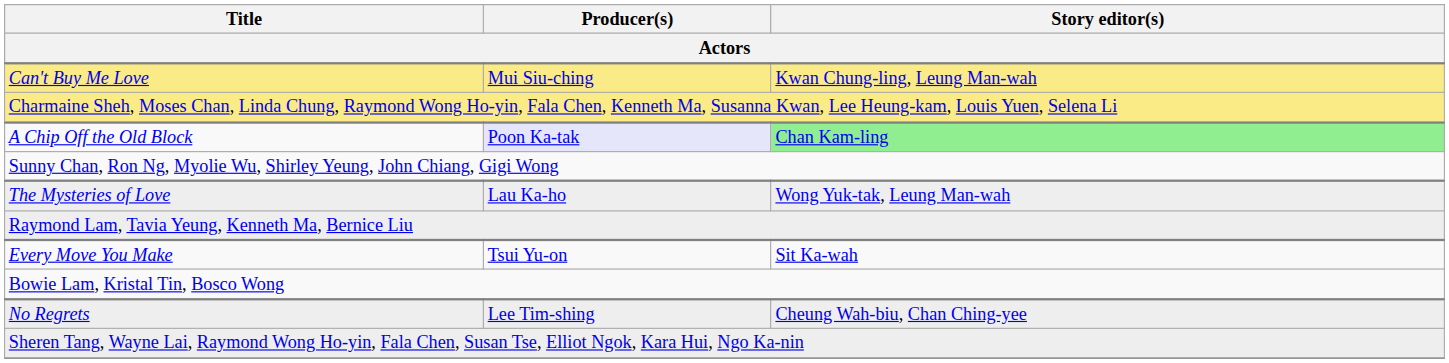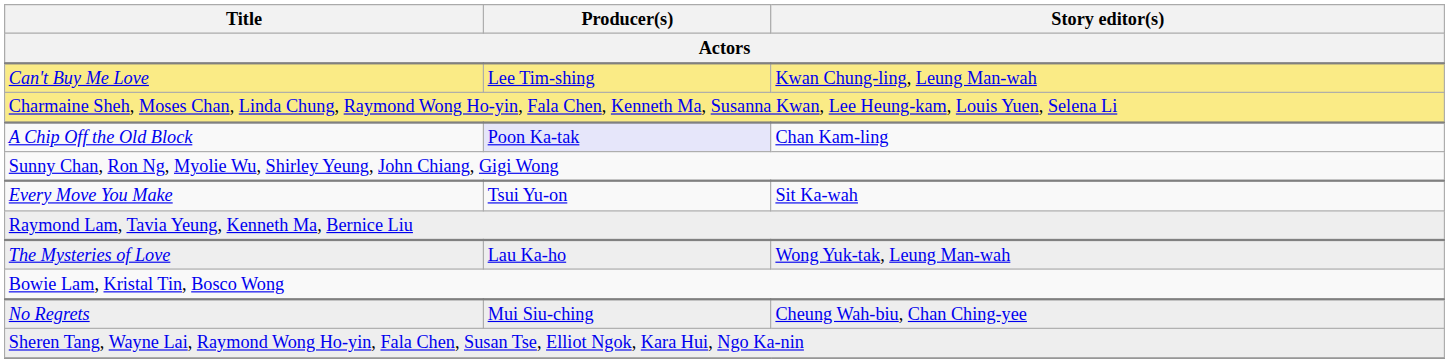(541, 77) Mui Siu-ching -> (541, 77) Lee Tim-shing
(832, 136) lightgreen background -> (832, 136) no background
rows swapped: (90, 195) <-> (91, 254)
(541, 313) Lee Tim-shing -> (541, 313) Mui Siu-ching
